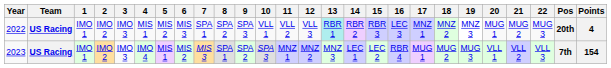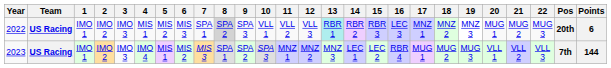(225, 29) no background -> (225, 29) lightgrey background
(591, 29) 4 -> (591, 29) 6
(591, 52) 154 -> (591, 52) 144
